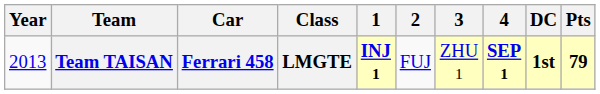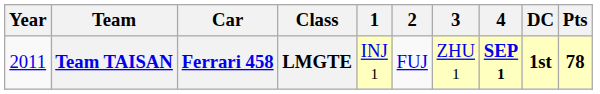(28, 62) 2013 -> (28, 62) 2011
(376, 62) bold -> (374, 62) normal
(578, 62) 79 -> (575, 62) 78
